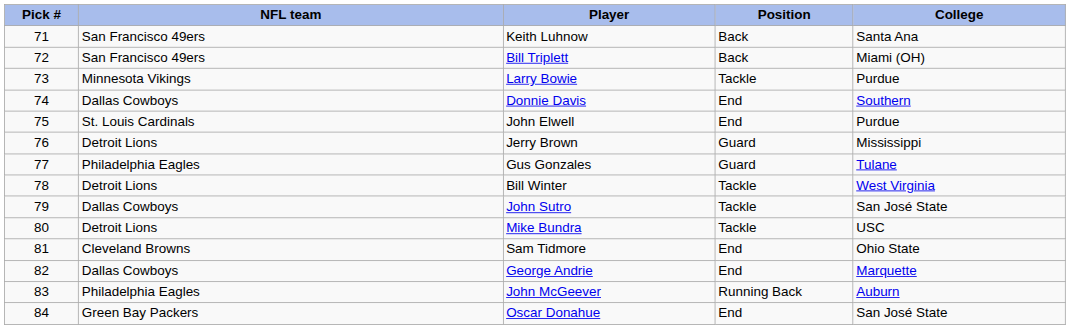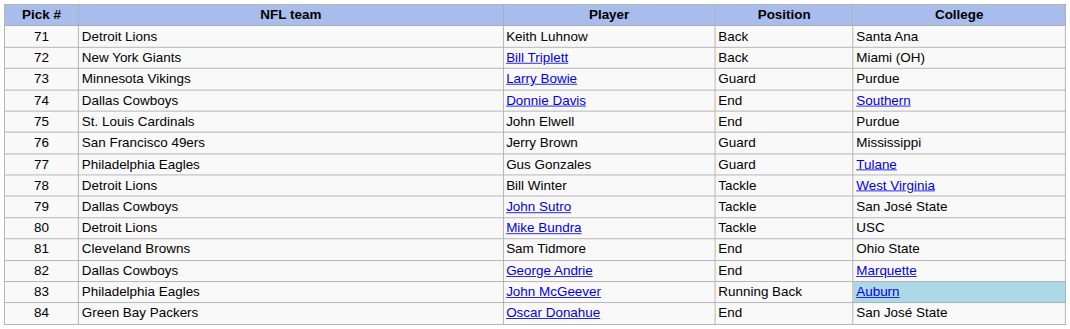(143, 36) San Francisco 49ers -> (120, 36) Detroit Lions
(143, 57) San Francisco 49ers -> (131, 57) New York Giants
(737, 79) Tackle -> (737, 79) Guard
(120, 143) Detroit Lions -> (143, 143) San Francisco 49ers
(878, 292) no background -> (878, 292) lightblue background
